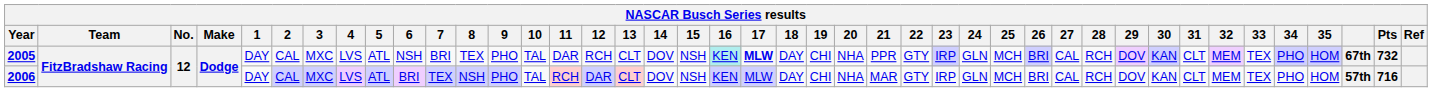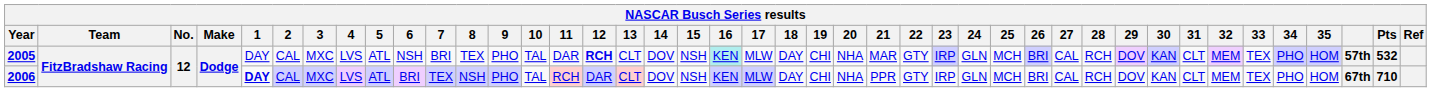(599, 56) normal -> (599, 56) bold
(759, 56) bold -> (759, 56) normal
(884, 56) PPR -> (883, 56) MAR
(1358, 56) 67th -> (1358, 56) 57th
(1387, 56) 732 -> (1387, 56) 532
(257, 77) normal -> (257, 77) bold
(884, 77) MAR -> (883, 77) PPR
(1358, 77) 57th -> (1358, 77) 67th
(1387, 77) 716 -> (1387, 77) 710
